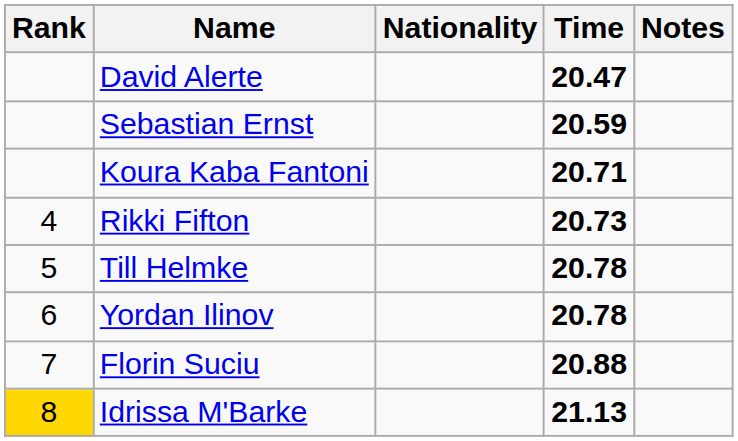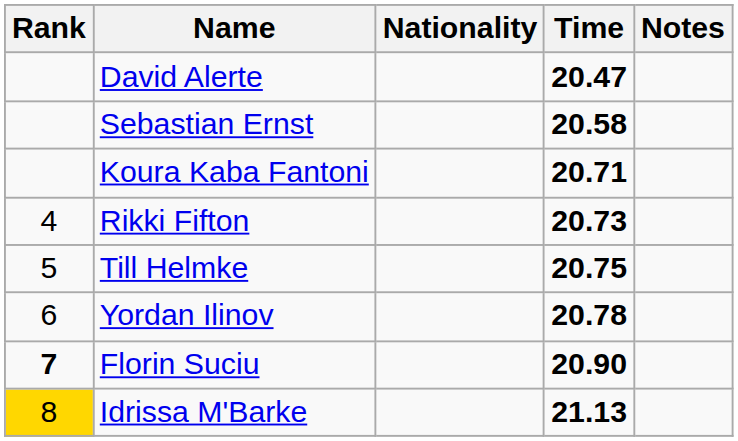(589, 124) 20.59 -> (589, 124) 20.58
(589, 268) 20.78 -> (589, 268) 20.75
(49, 364) normal -> (49, 364) bold
(589, 364) 20.88 -> (589, 364) 20.90
